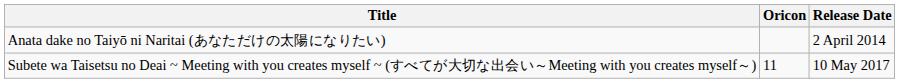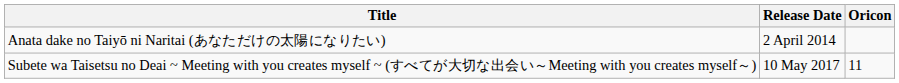columns swapped: (852, 15) <-> (785, 15)
